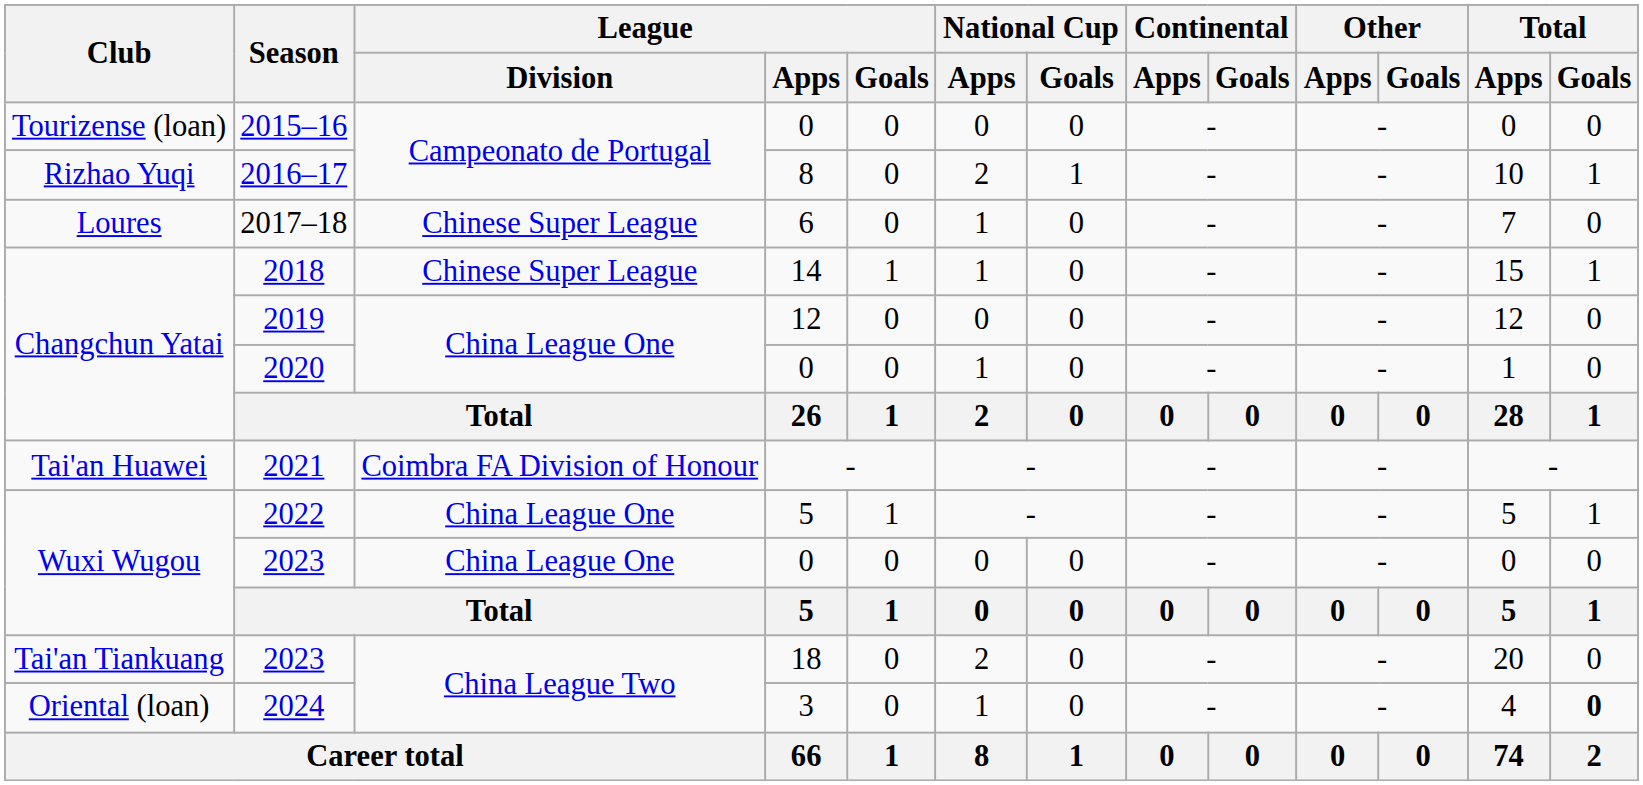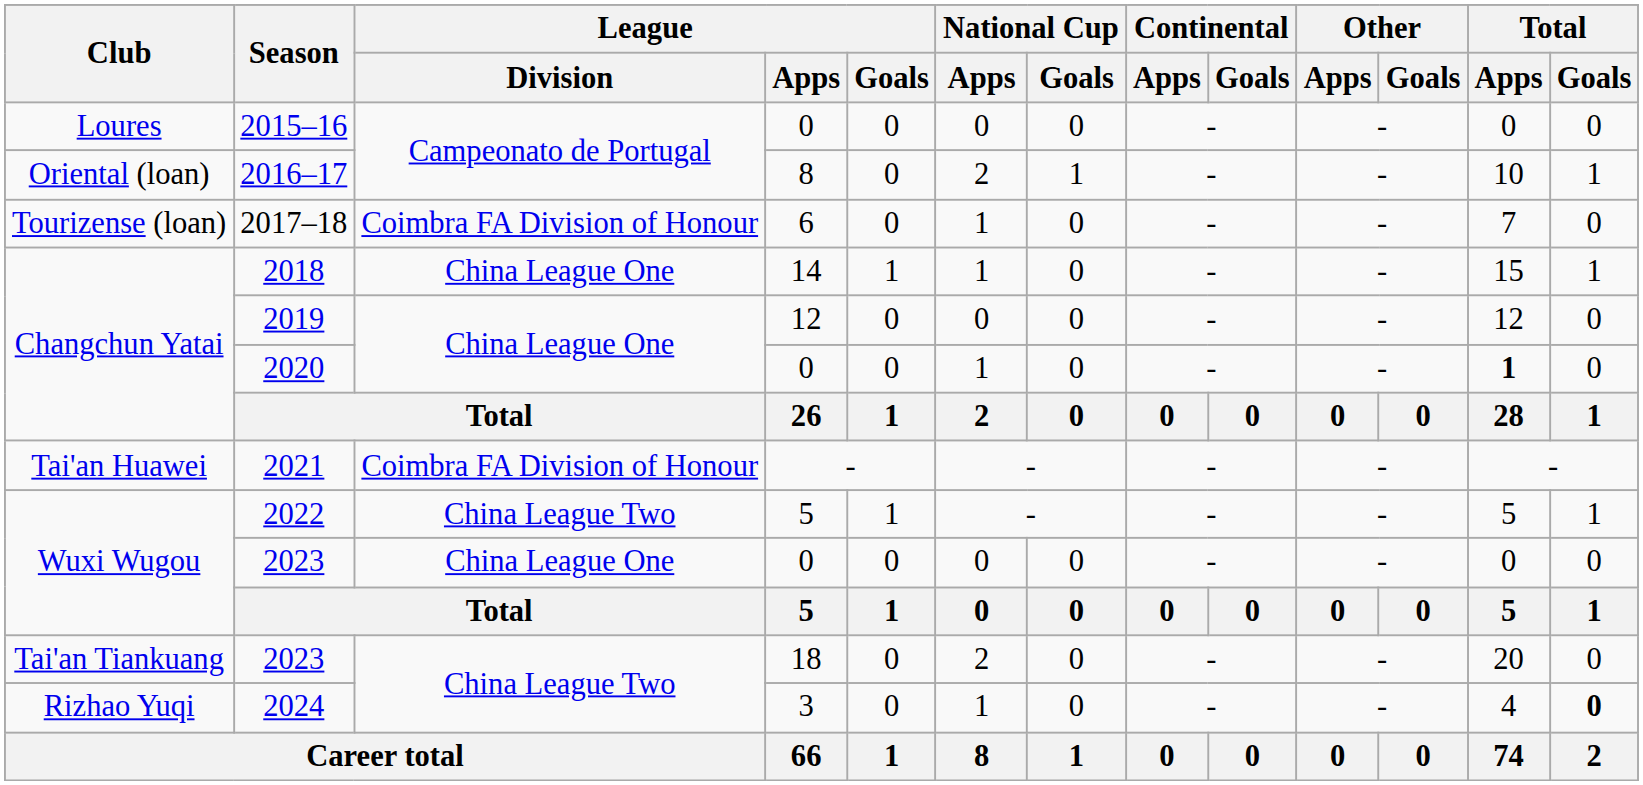(119, 125) Tourizense (loan) -> (119, 125) Loures
(119, 174) Rizhao Yuqi -> (119, 174) Oriental (loan)
(119, 222) Loures -> (119, 222) Tourizense (loan)
(560, 222) Chinese Super League -> (560, 222) Coimbra FA Division of Honour
(560, 271) Chinese Super League -> (560, 271) China League One
(1509, 367) normal -> (1509, 367) bold
(560, 513) China League One -> (560, 513) China League Two
(119, 707) Oriental (loan) -> (119, 707) Rizhao Yuqi
